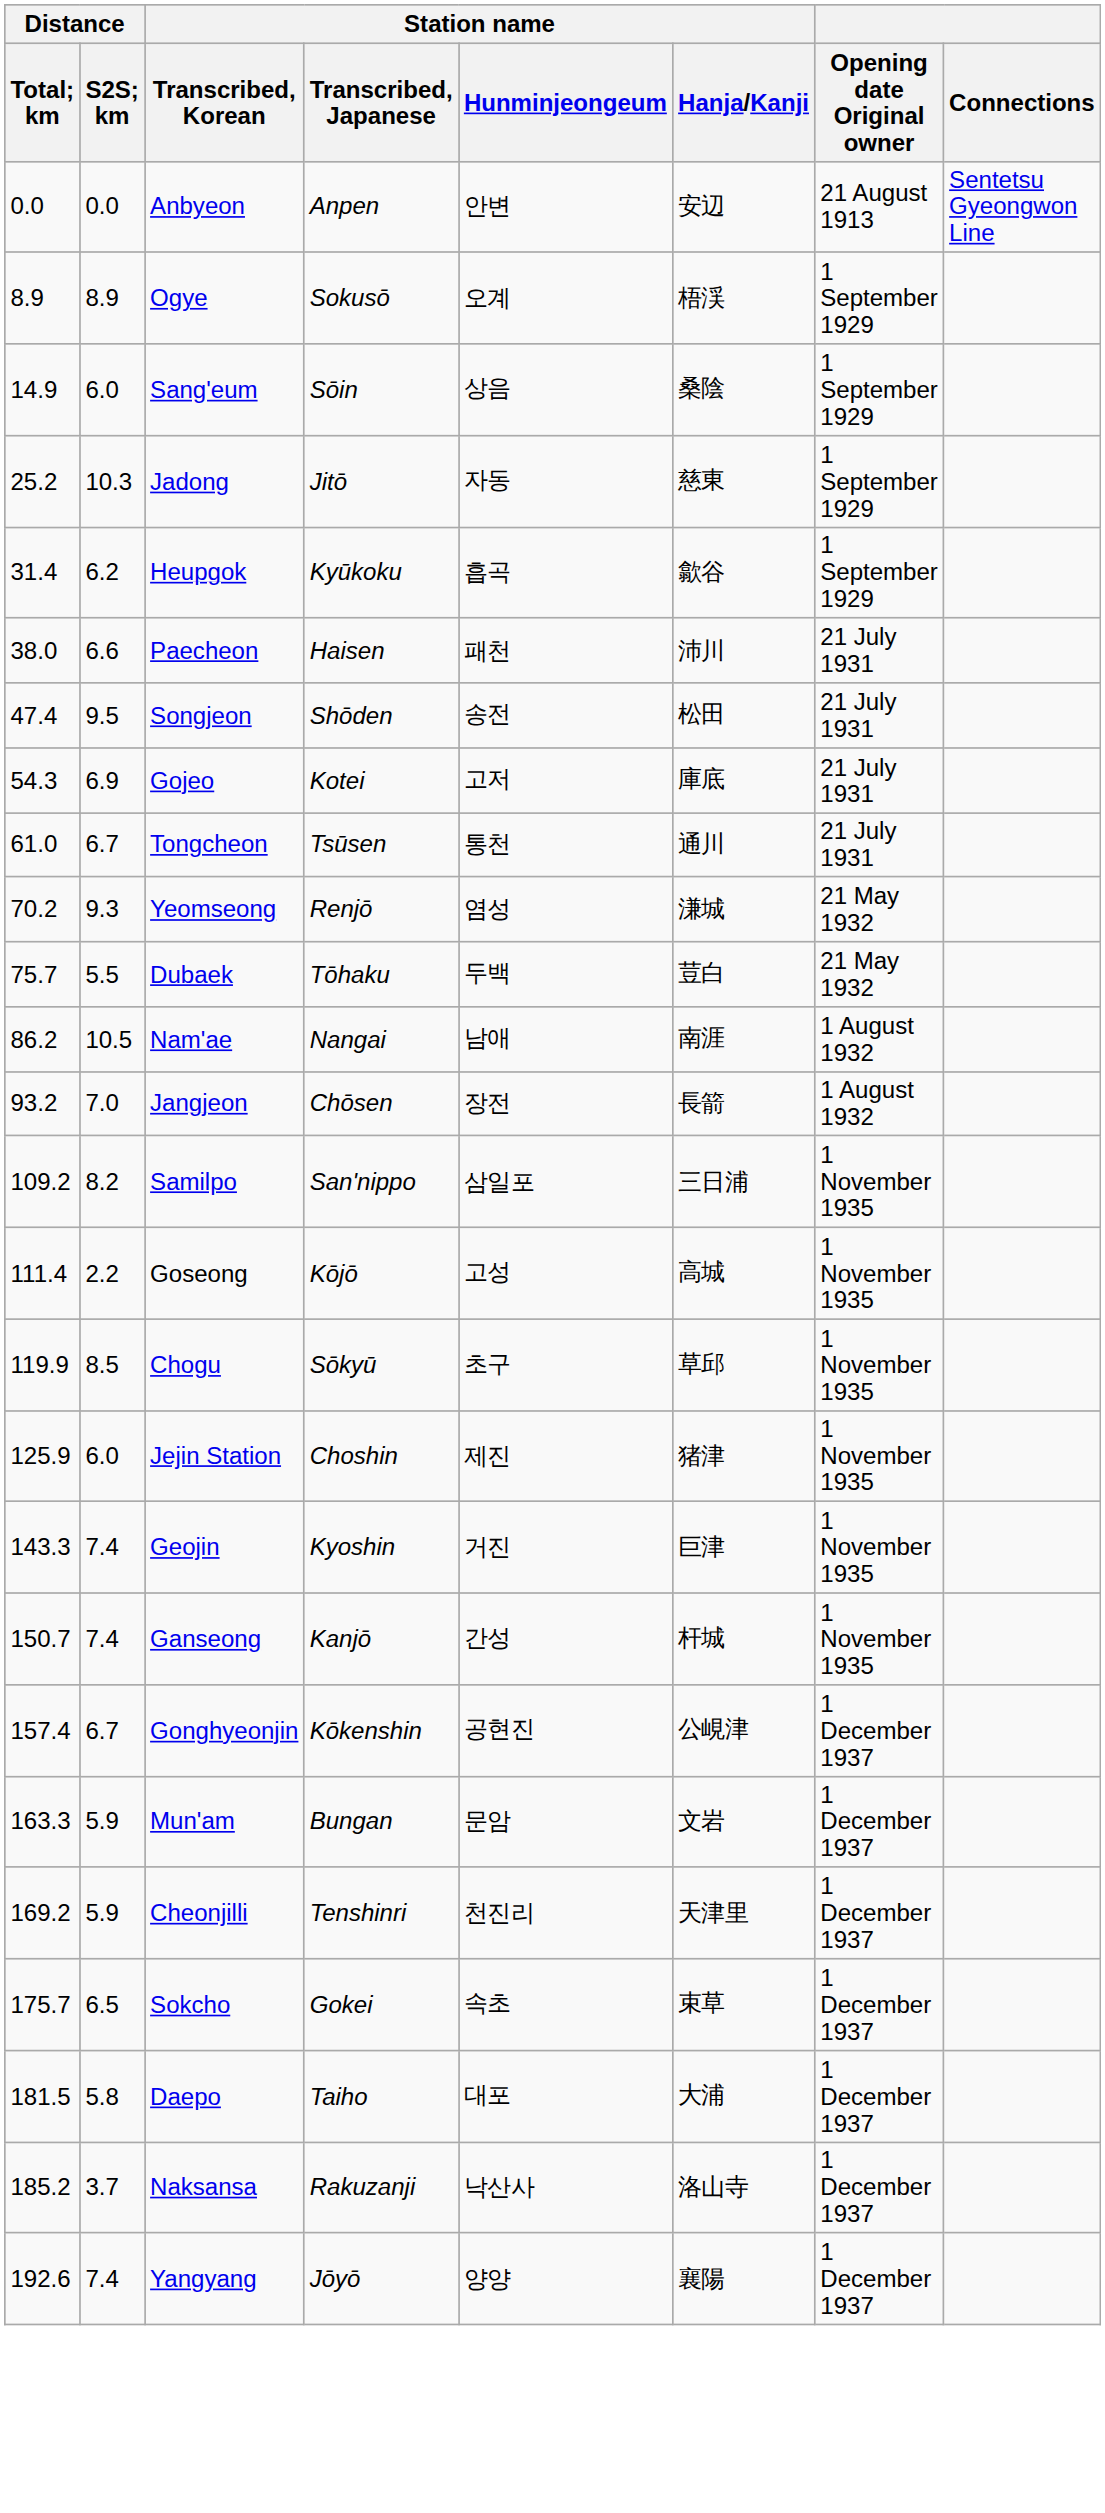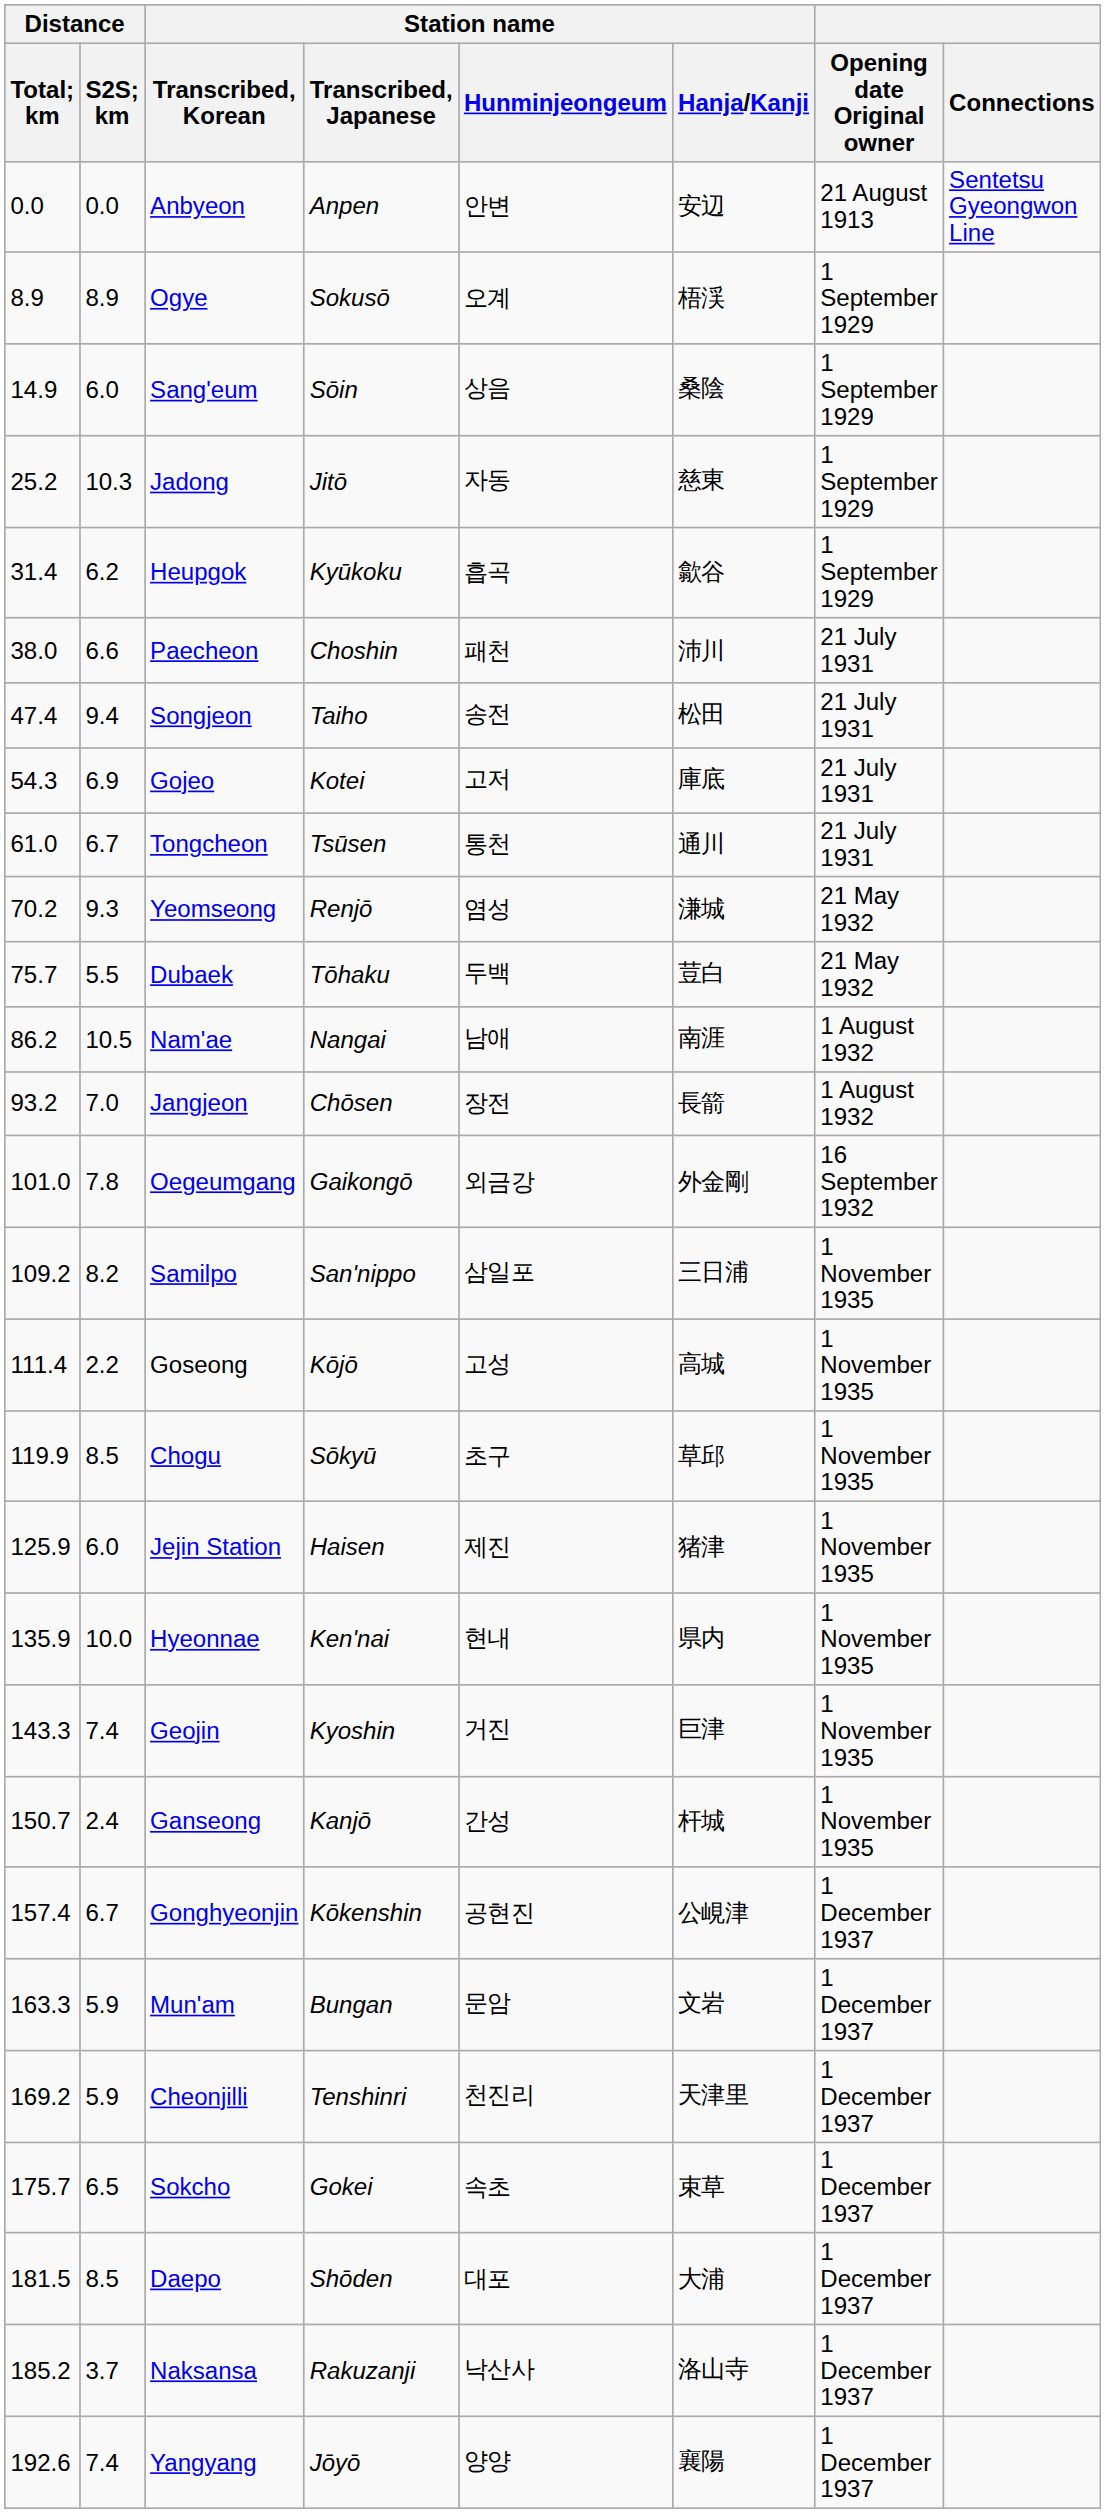(347, 651) Haisen -> (354, 651) Choshin
(102, 716) 9.5 -> (102, 716) 9.4
(351, 716) Shōden -> (339, 716) Taiho
+ row: (223, 1182)
(354, 1456) Choshin -> (347, 1548) Haisen
+ row: (205, 1639)
(102, 1639) 7.4 -> (102, 1822) 2.4
(102, 2096) 5.8 -> (102, 2279) 8.5
(339, 2096) Taiho -> (351, 2279) Shōden
